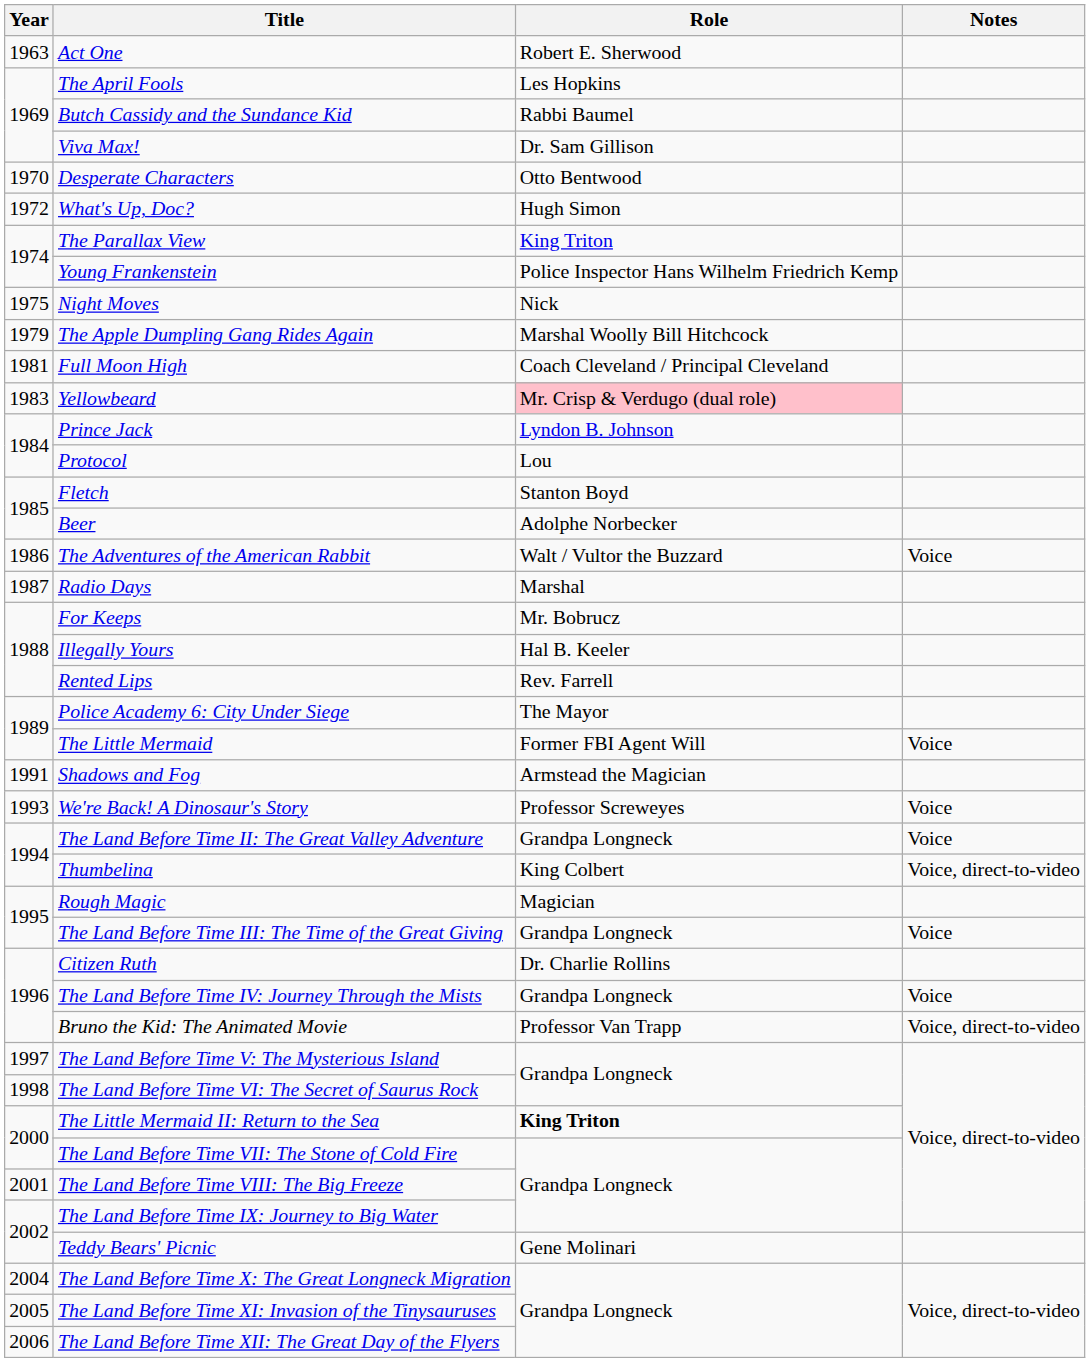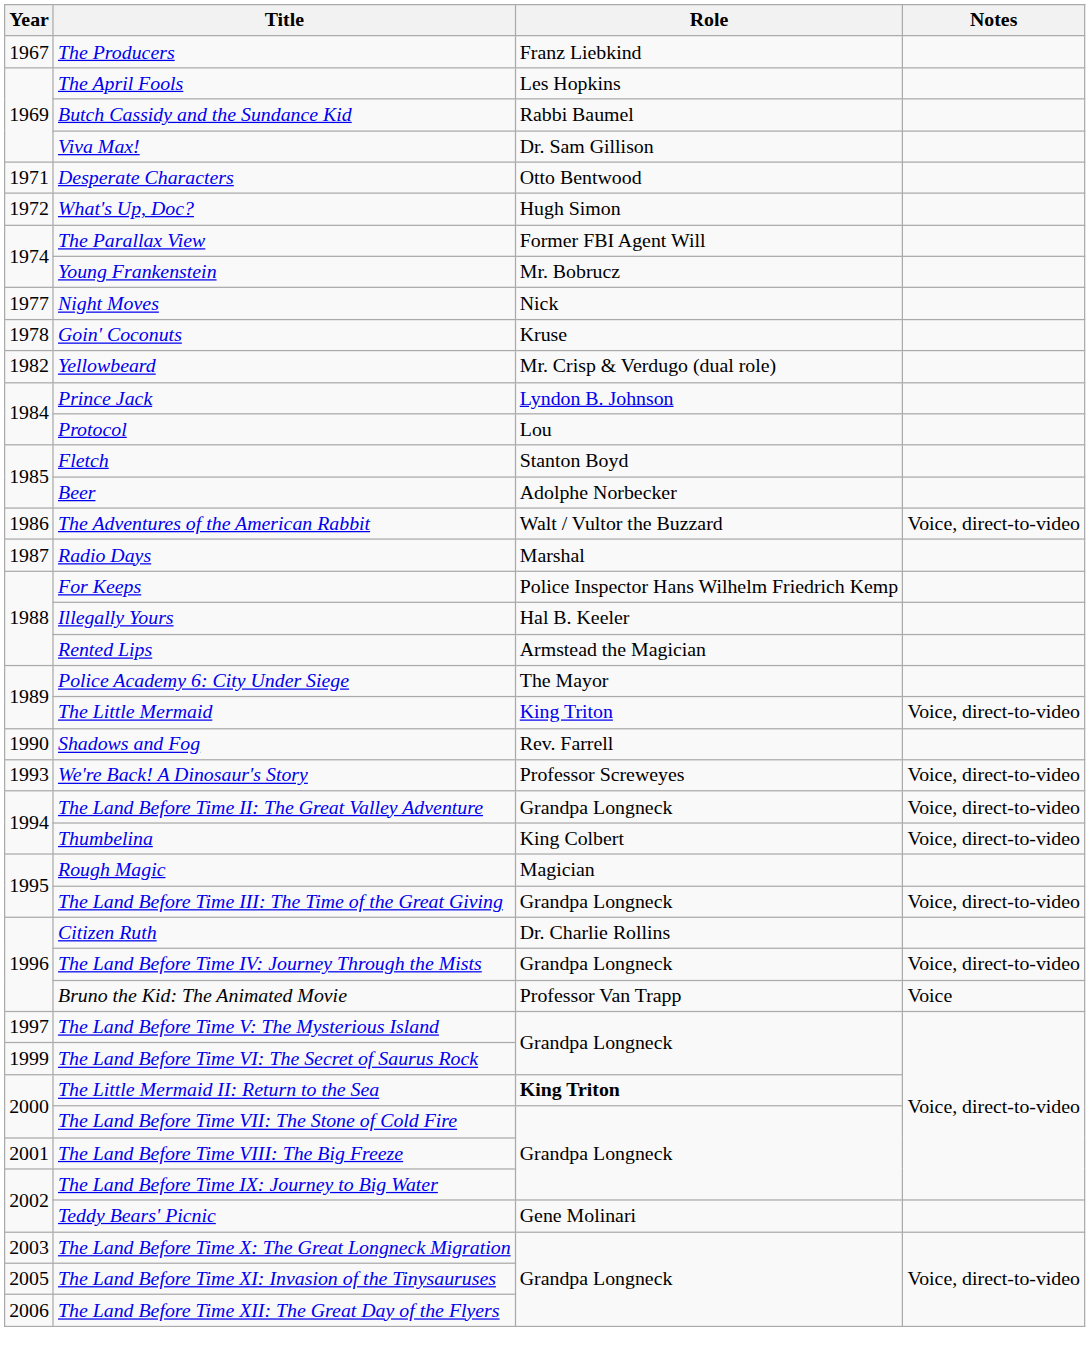- row: (90, 51)
+ row: (116, 51)
(29, 177) 1970 -> (29, 177) 1971
(566, 240) King Triton -> (613, 240) Former FBI Agent Will
(709, 271) Police Inspector Hans Wilhelm Friedrich Kemp -> (570, 271) Mr. Bobrucz
(29, 303) 1975 -> (29, 303) 1977
+ row: (120, 334)
- row: (216, 334)
- row: (122, 366)
(29, 397) 1983 -> (29, 366) 1982
(648, 397) pink background -> (648, 366) no background
(930, 555) Voice -> (994, 523) Voice, direct-to-video
(570, 618) Mr. Bobrucz -> (709, 586) Police Inspector Hans Wilhelm Friedrich Kemp
(567, 680) Rev. Farrell -> (613, 649) Armstead the Magician
(613, 743) Former FBI Agent Will -> (566, 712) King Triton
(930, 743) Voice -> (994, 712) Voice, direct-to-video
(29, 775) 1991 -> (29, 743) 1990
(613, 775) Armstead the Magician -> (567, 743) Rev. Farrell
(930, 806) Voice -> (994, 775) Voice, direct-to-video
(930, 838) Voice -> (994, 806) Voice, direct-to-video
(930, 932) Voice -> (994, 901) Voice, direct-to-video
(930, 995) Voice -> (994, 964) Voice, direct-to-video
(994, 1027) Voice, direct-to-video -> (930, 995) Voice
(29, 1090) 1998 -> (29, 1058) 1999
(29, 1278) 2004 -> (29, 1247) 2003
